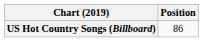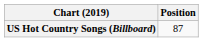(178, 28) 86 -> (178, 28) 87
